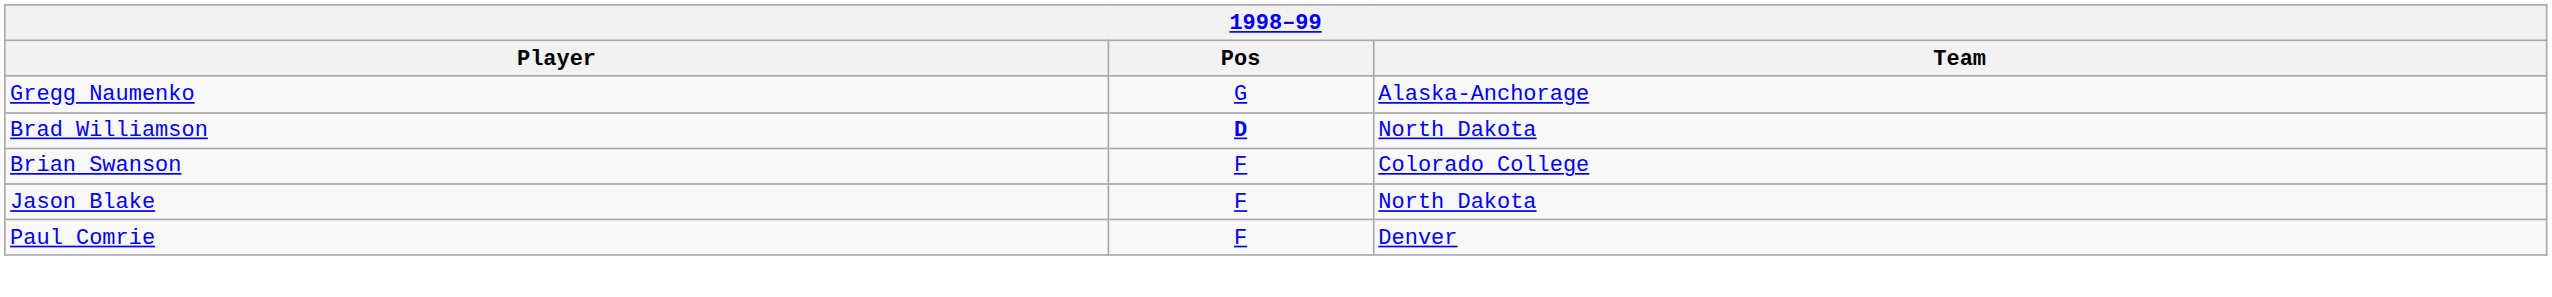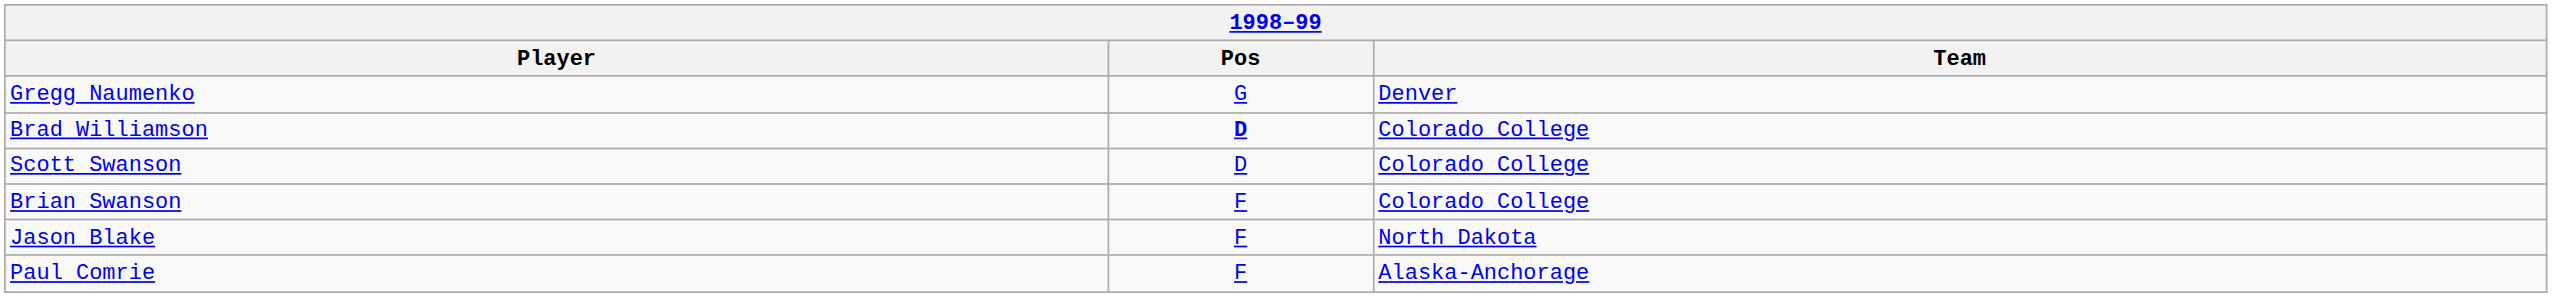(1484, 94) Alaska-Anchorage -> (1418, 94) Denver
(1457, 130) North Dakota -> (1484, 130) Colorado College
+ row: (96, 166)
(1418, 238) Denver -> (1484, 273) Alaska-Anchorage
